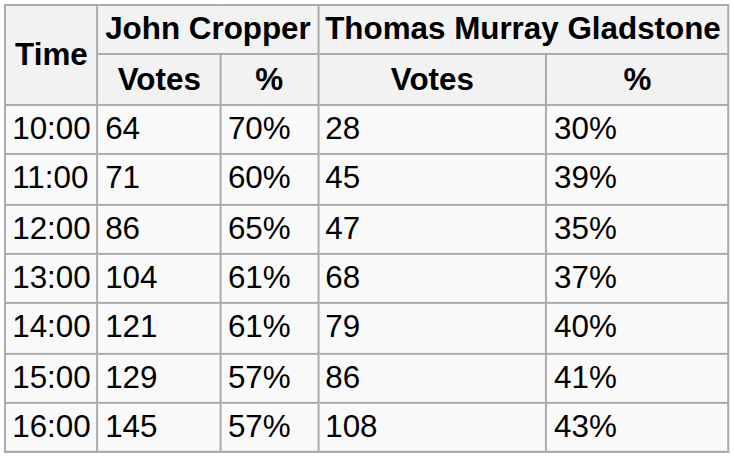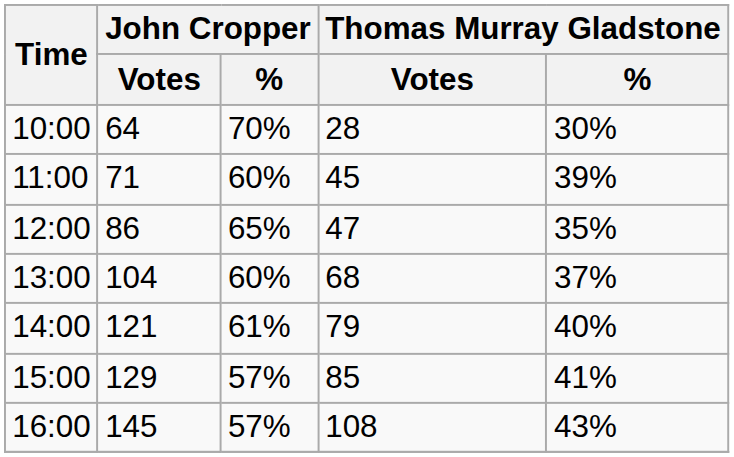(259, 278) 61% -> (259, 278) 60%
(343, 377) 86 -> (343, 377) 85
